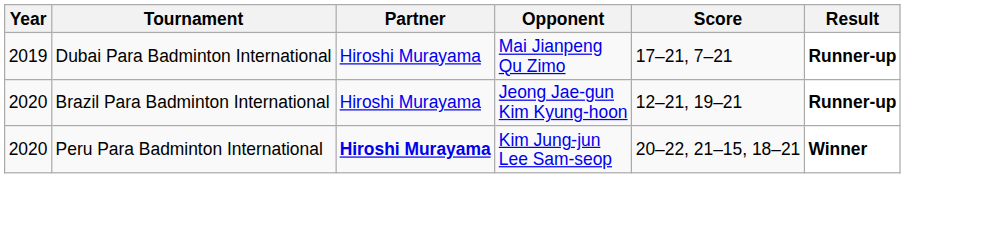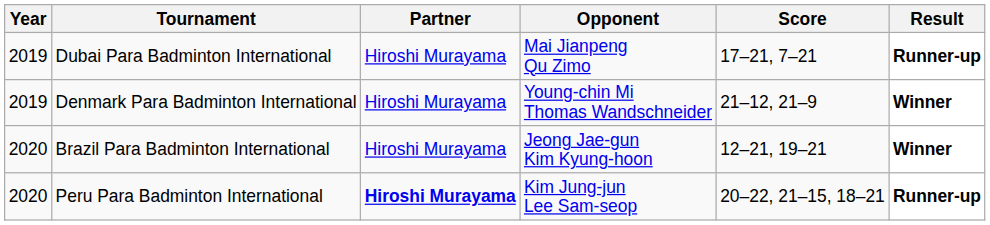+ row: (206, 103)
(852, 103) Runner-up -> (922, 150) Winner
(838, 150) Winner -> (937, 197) Runner-up
